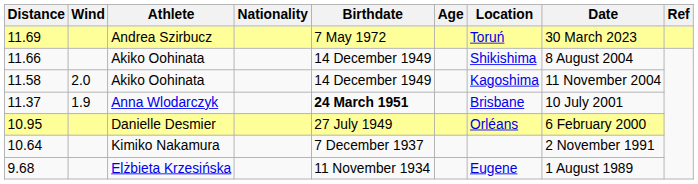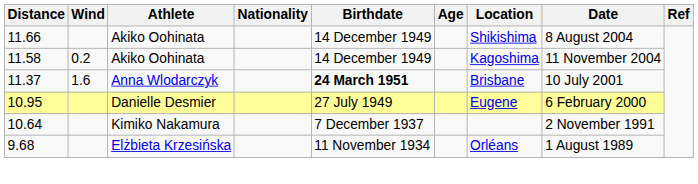- row: (24, 37)
(81, 80) 2.0 -> (81, 59) 0.2
(81, 102) 1.9 -> (81, 80) 1.6
(494, 124) Orléans -> (494, 102) Eugene
(494, 168) Eugene -> (494, 146) Orléans
